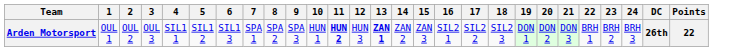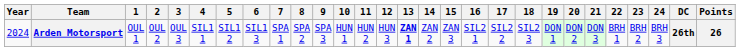+ column: (18, 12)
(339, 33) bold -> (366, 33) normal
(689, 33) 22 -> (716, 33) 26
